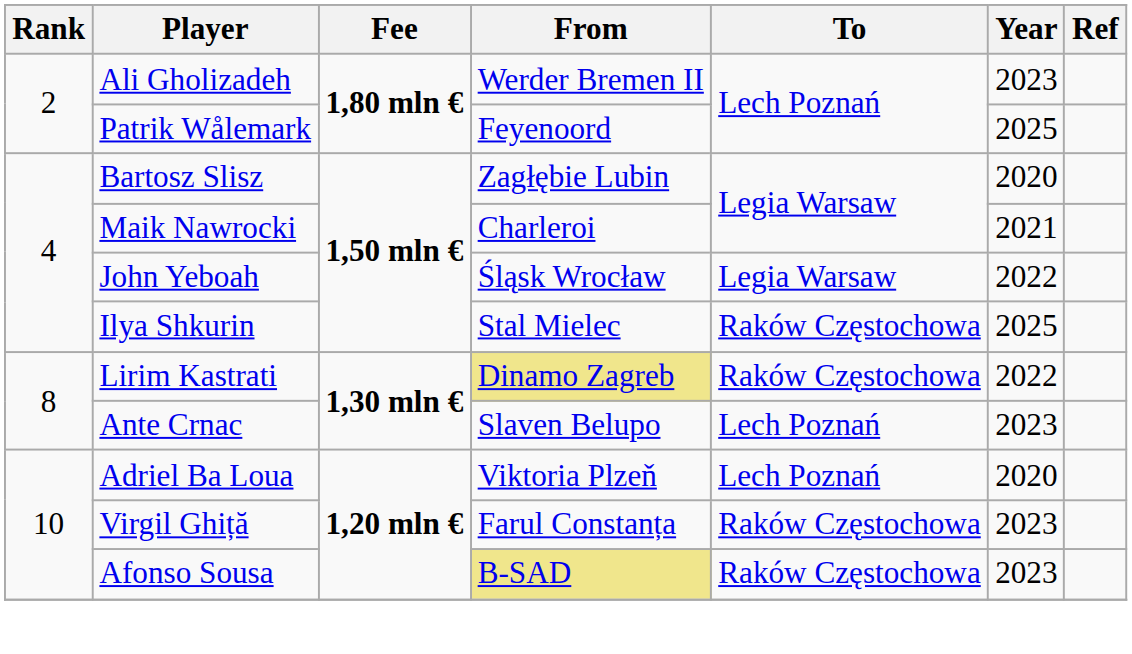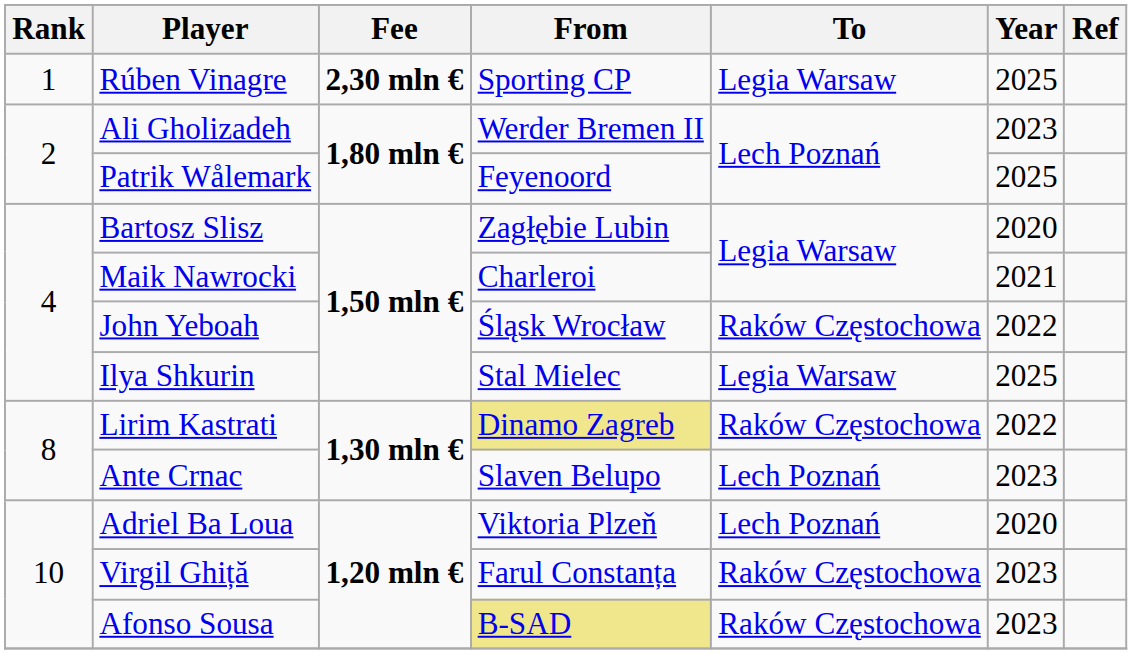+ row: (193, 78)
(807, 276) Legia Warsaw -> (849, 326) Raków Częstochowa
(849, 326) Raków Częstochowa -> (807, 375) Legia Warsaw
